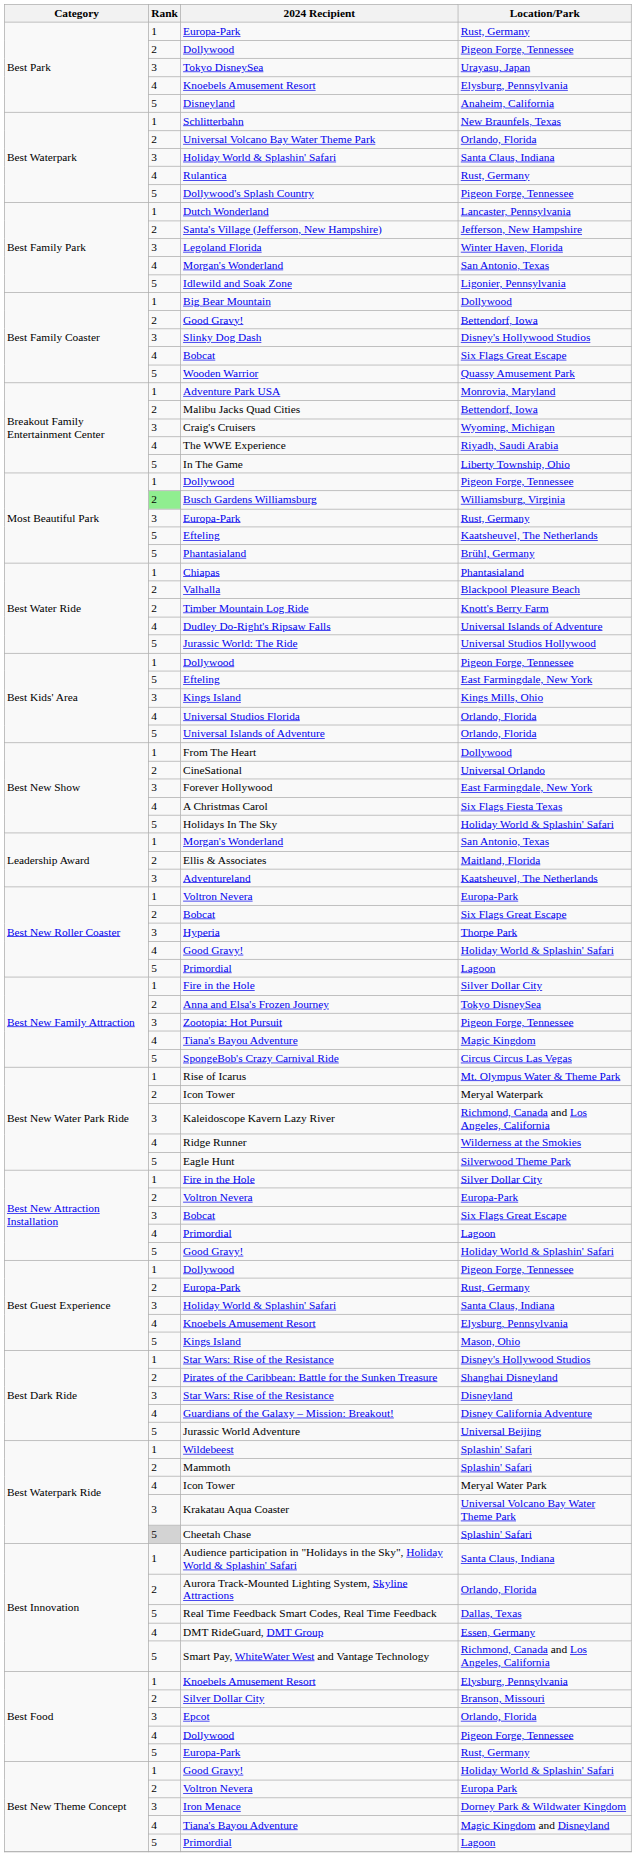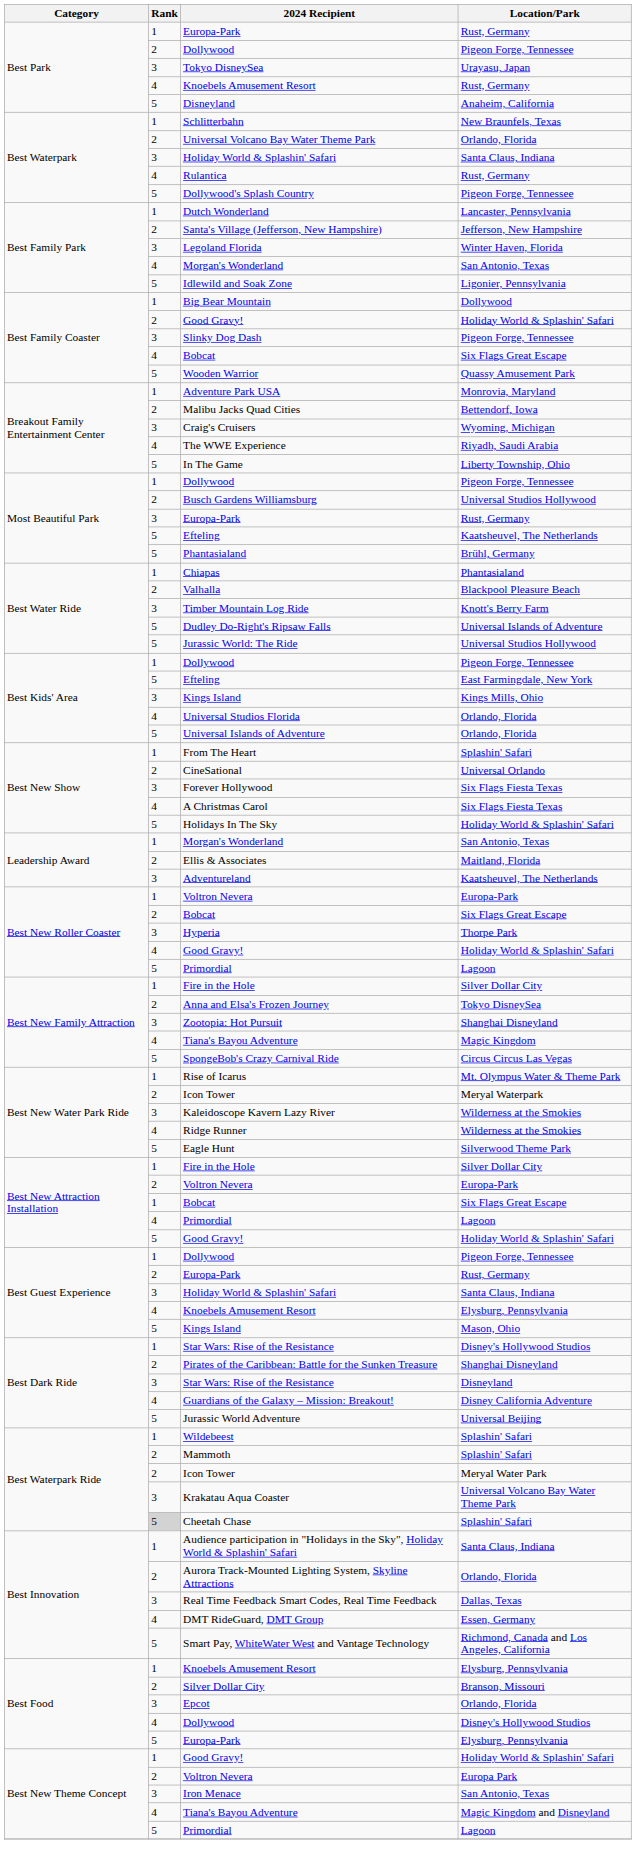(514, 85) Elysburg, Pennsylvania -> (495, 85) Rust, Germany
(499, 319) Bettendorf, Iowa -> (537, 319) Holiday World & Splashin' Safari
(526, 337) Disney's Hollywood Studios -> (517, 337) Pigeon Forge, Tennessee
(154, 499) lightgreen background -> (154, 499) no background
(513, 499) Williamsburg, Virginia -> (528, 499) Universal Studios Hollywood
(154, 608) 2 -> (154, 608) 3
(154, 626) 4 -> (154, 626) 5
(486, 752) Dollywood -> (496, 752) Splashin' Safari
(527, 788) East Farmingdale, New York -> (512, 788) Six Flags Fiesta Texas
(517, 1022) Pigeon Forge, Tennessee -> (509, 1022) Shanghai Disneyland
(524, 1118) Richmond, Canada and Los Angeles, California -> (521, 1112) Wilderness at the Smokies
(154, 1215) 3 -> (154, 1202) 1
(154, 1485) 4 -> (154, 1472) 2
(154, 1614) 5 -> (154, 1601) 3
(517, 1734) Pigeon Forge, Tennessee -> (526, 1722) Disney's Hollywood Studios
(495, 1752) Rust, Germany -> (514, 1740) Elysburg, Pennsylvania
(543, 1806) Dorney Park & Wildwater Kingdom -> (505, 1794) San Antonio, Texas
